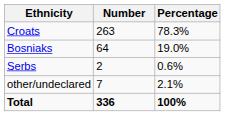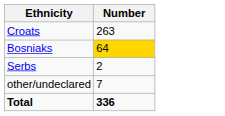- column: (188, 13)
(102, 48) no background -> (102, 48) gold background
